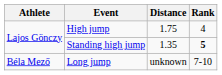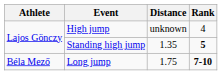(168, 29) 1.75 -> (168, 29) unknown
(168, 62) unknown -> (168, 62) 1.75
(203, 62) normal -> (203, 62) bold
